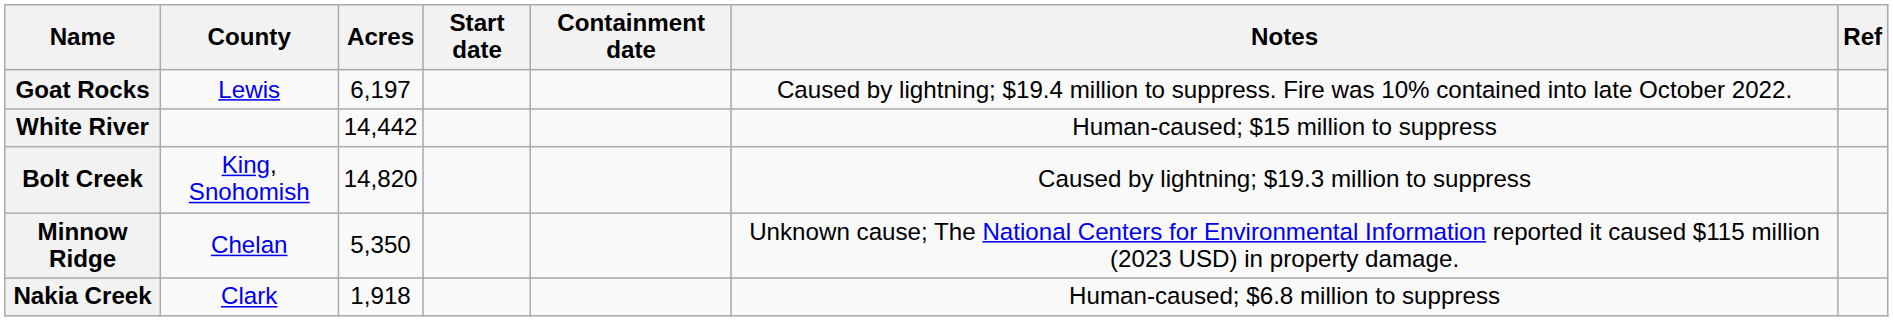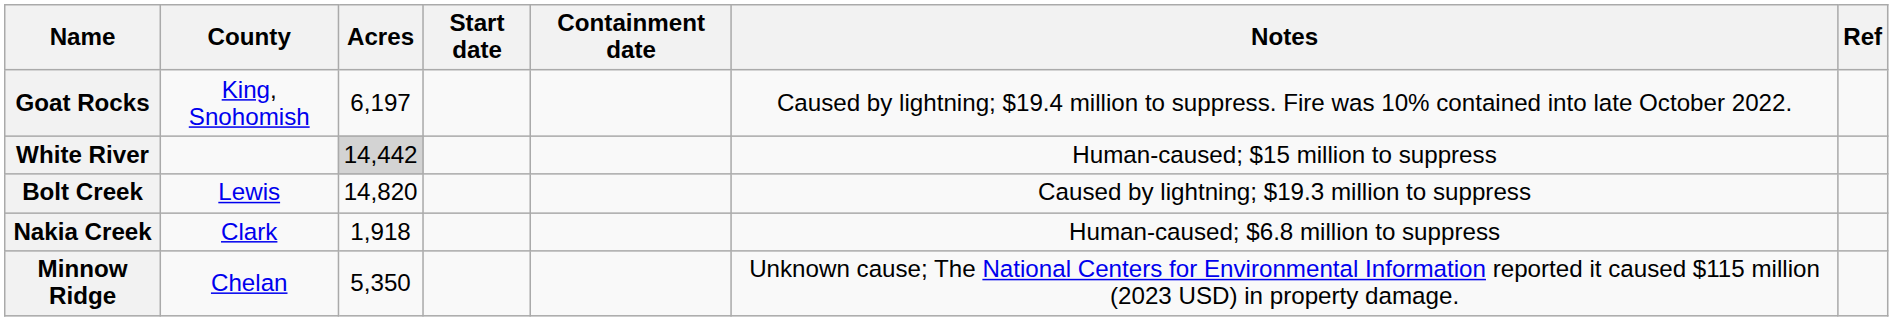(249, 89) Lewis -> (249, 102) King, Snohomish
(381, 127) no background -> (381, 154) lightgrey background
(249, 179) King, Snohomish -> (249, 192) Lewis
rows swapped: (83, 244) <-> (83, 296)
